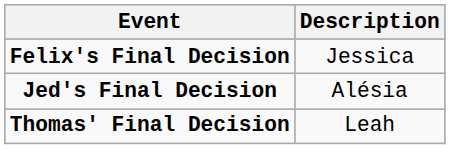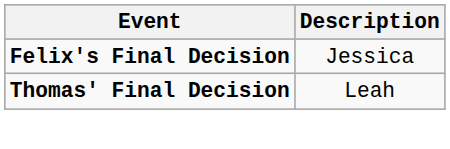- row: (150, 91)
